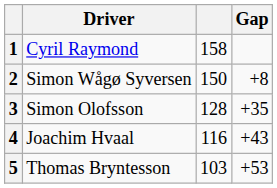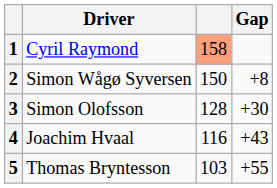(214, 49) no background -> (214, 49) lightsalmon background
(255, 109) +35 -> (255, 109) +30
(255, 168) +53 -> (255, 168) +55
